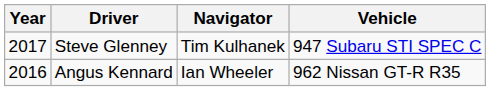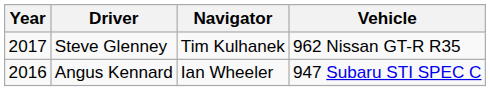(387, 46) 947 Subaru STI SPEC C -> (377, 46) 962 Nissan GT-R R35
(377, 73) 962 Nissan GT-R R35 -> (387, 73) 947 Subaru STI SPEC C
